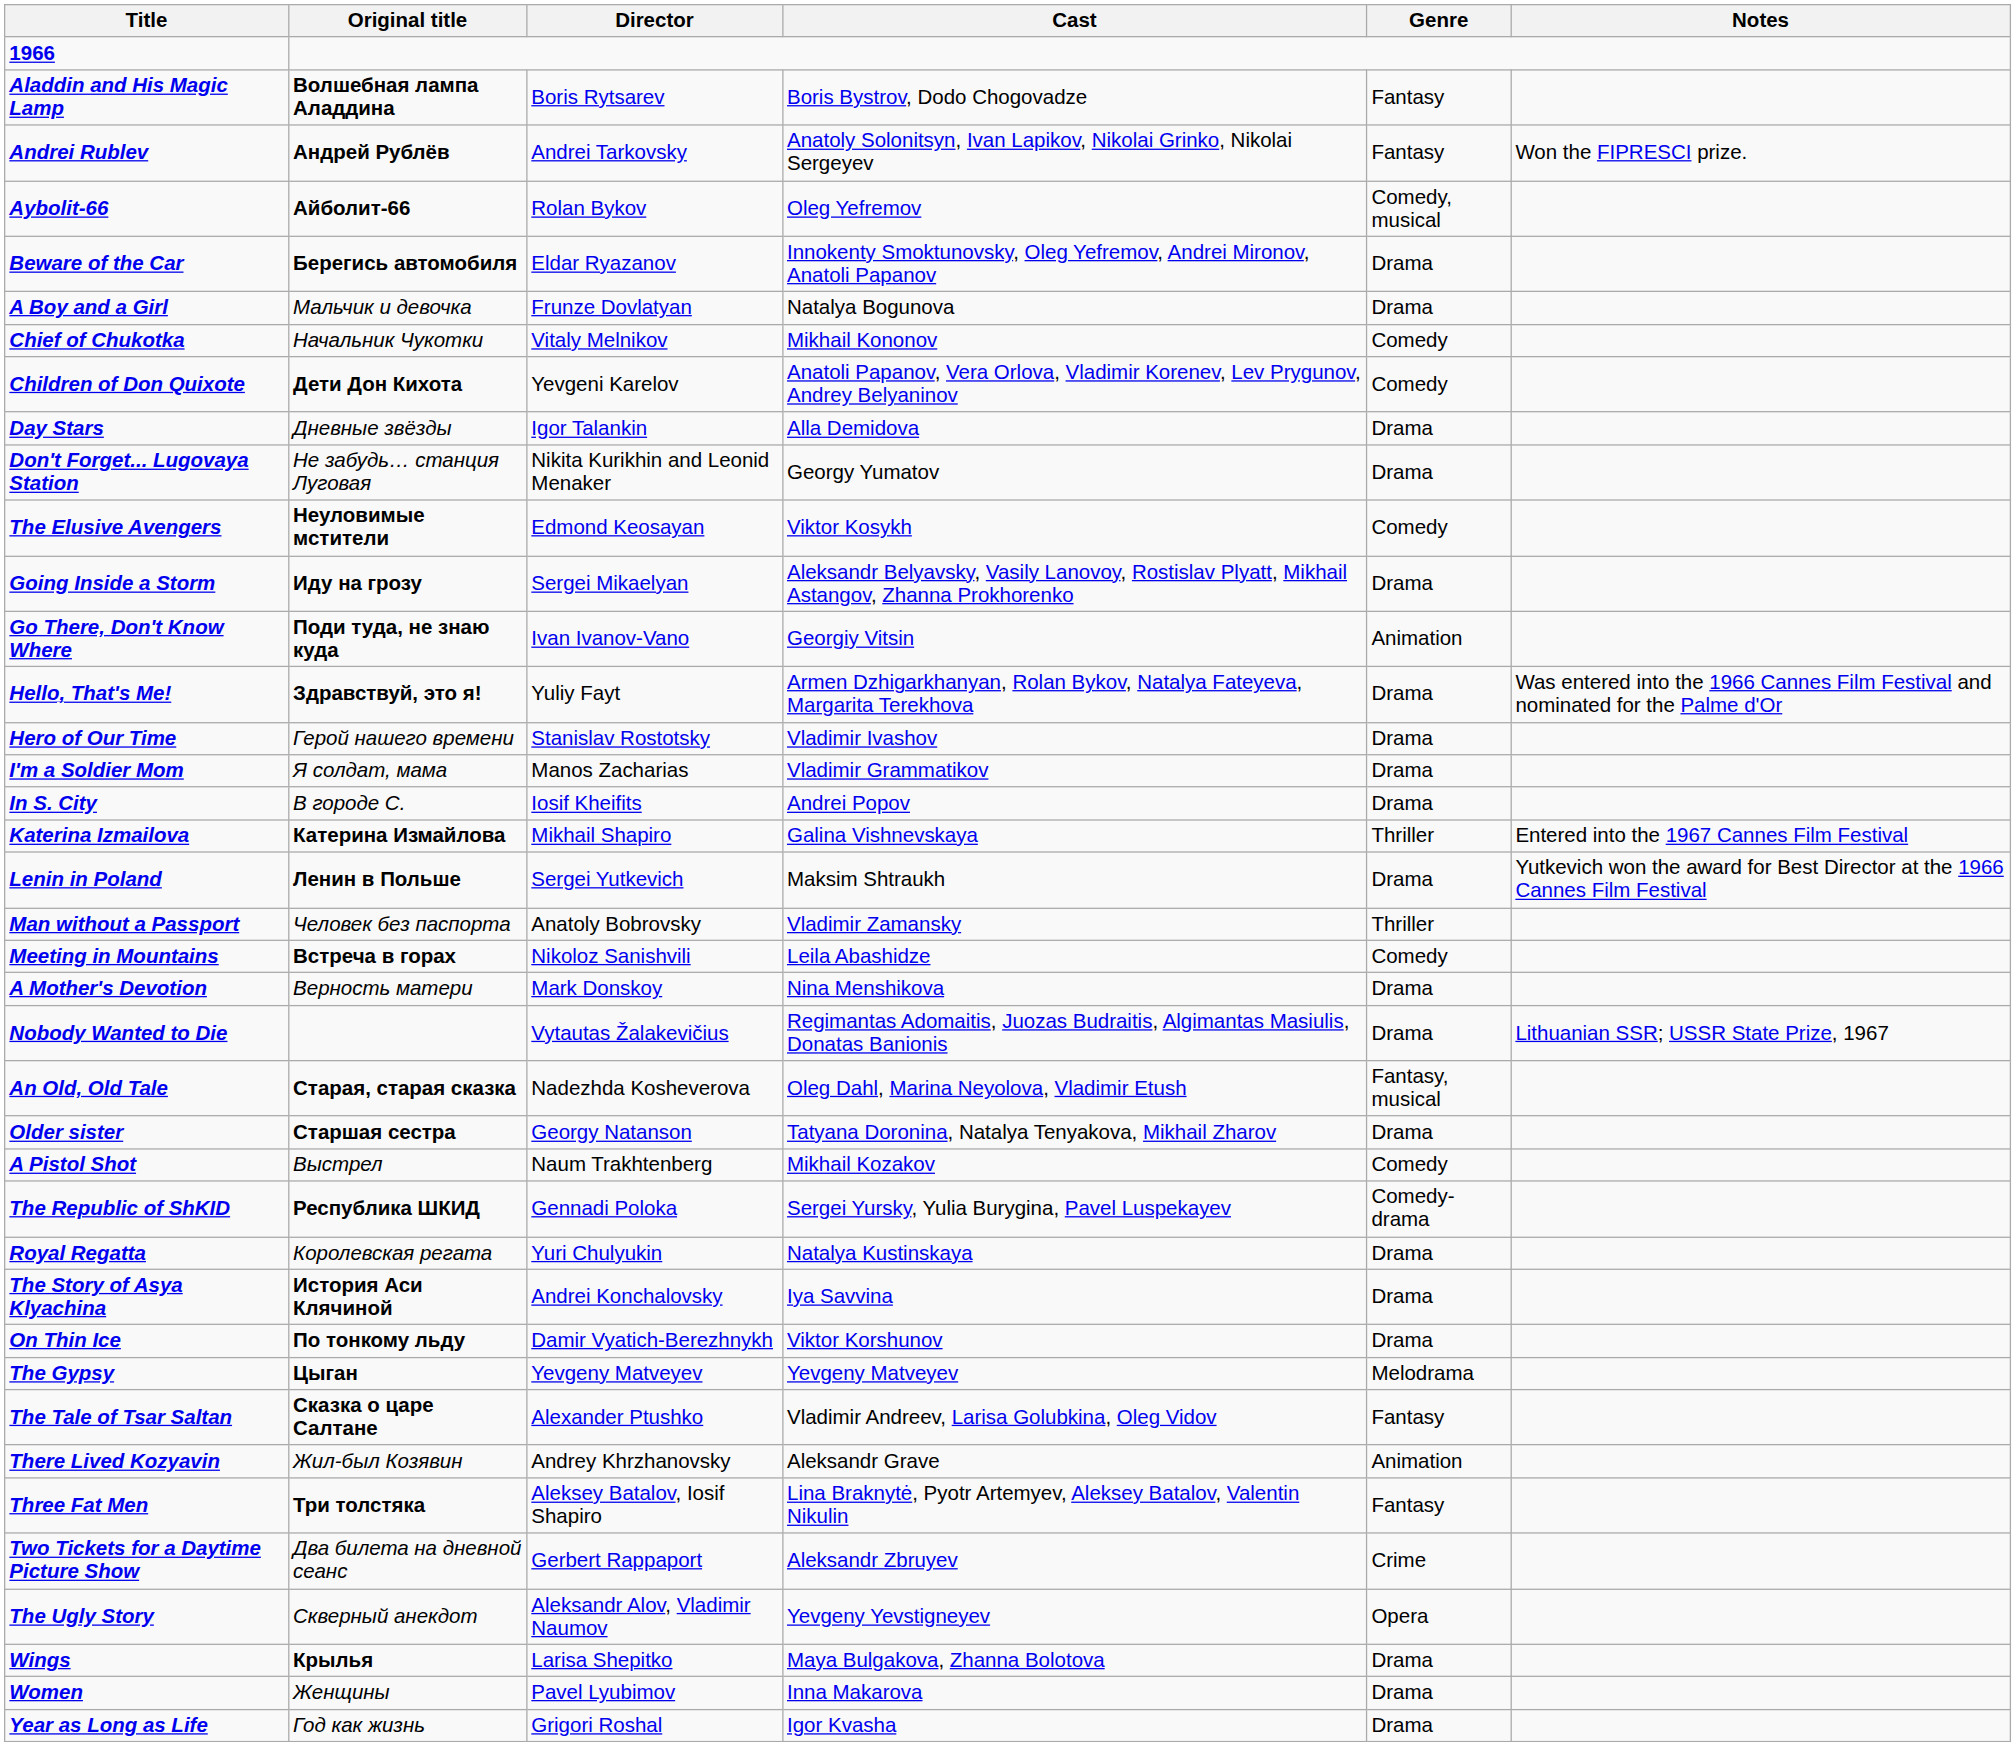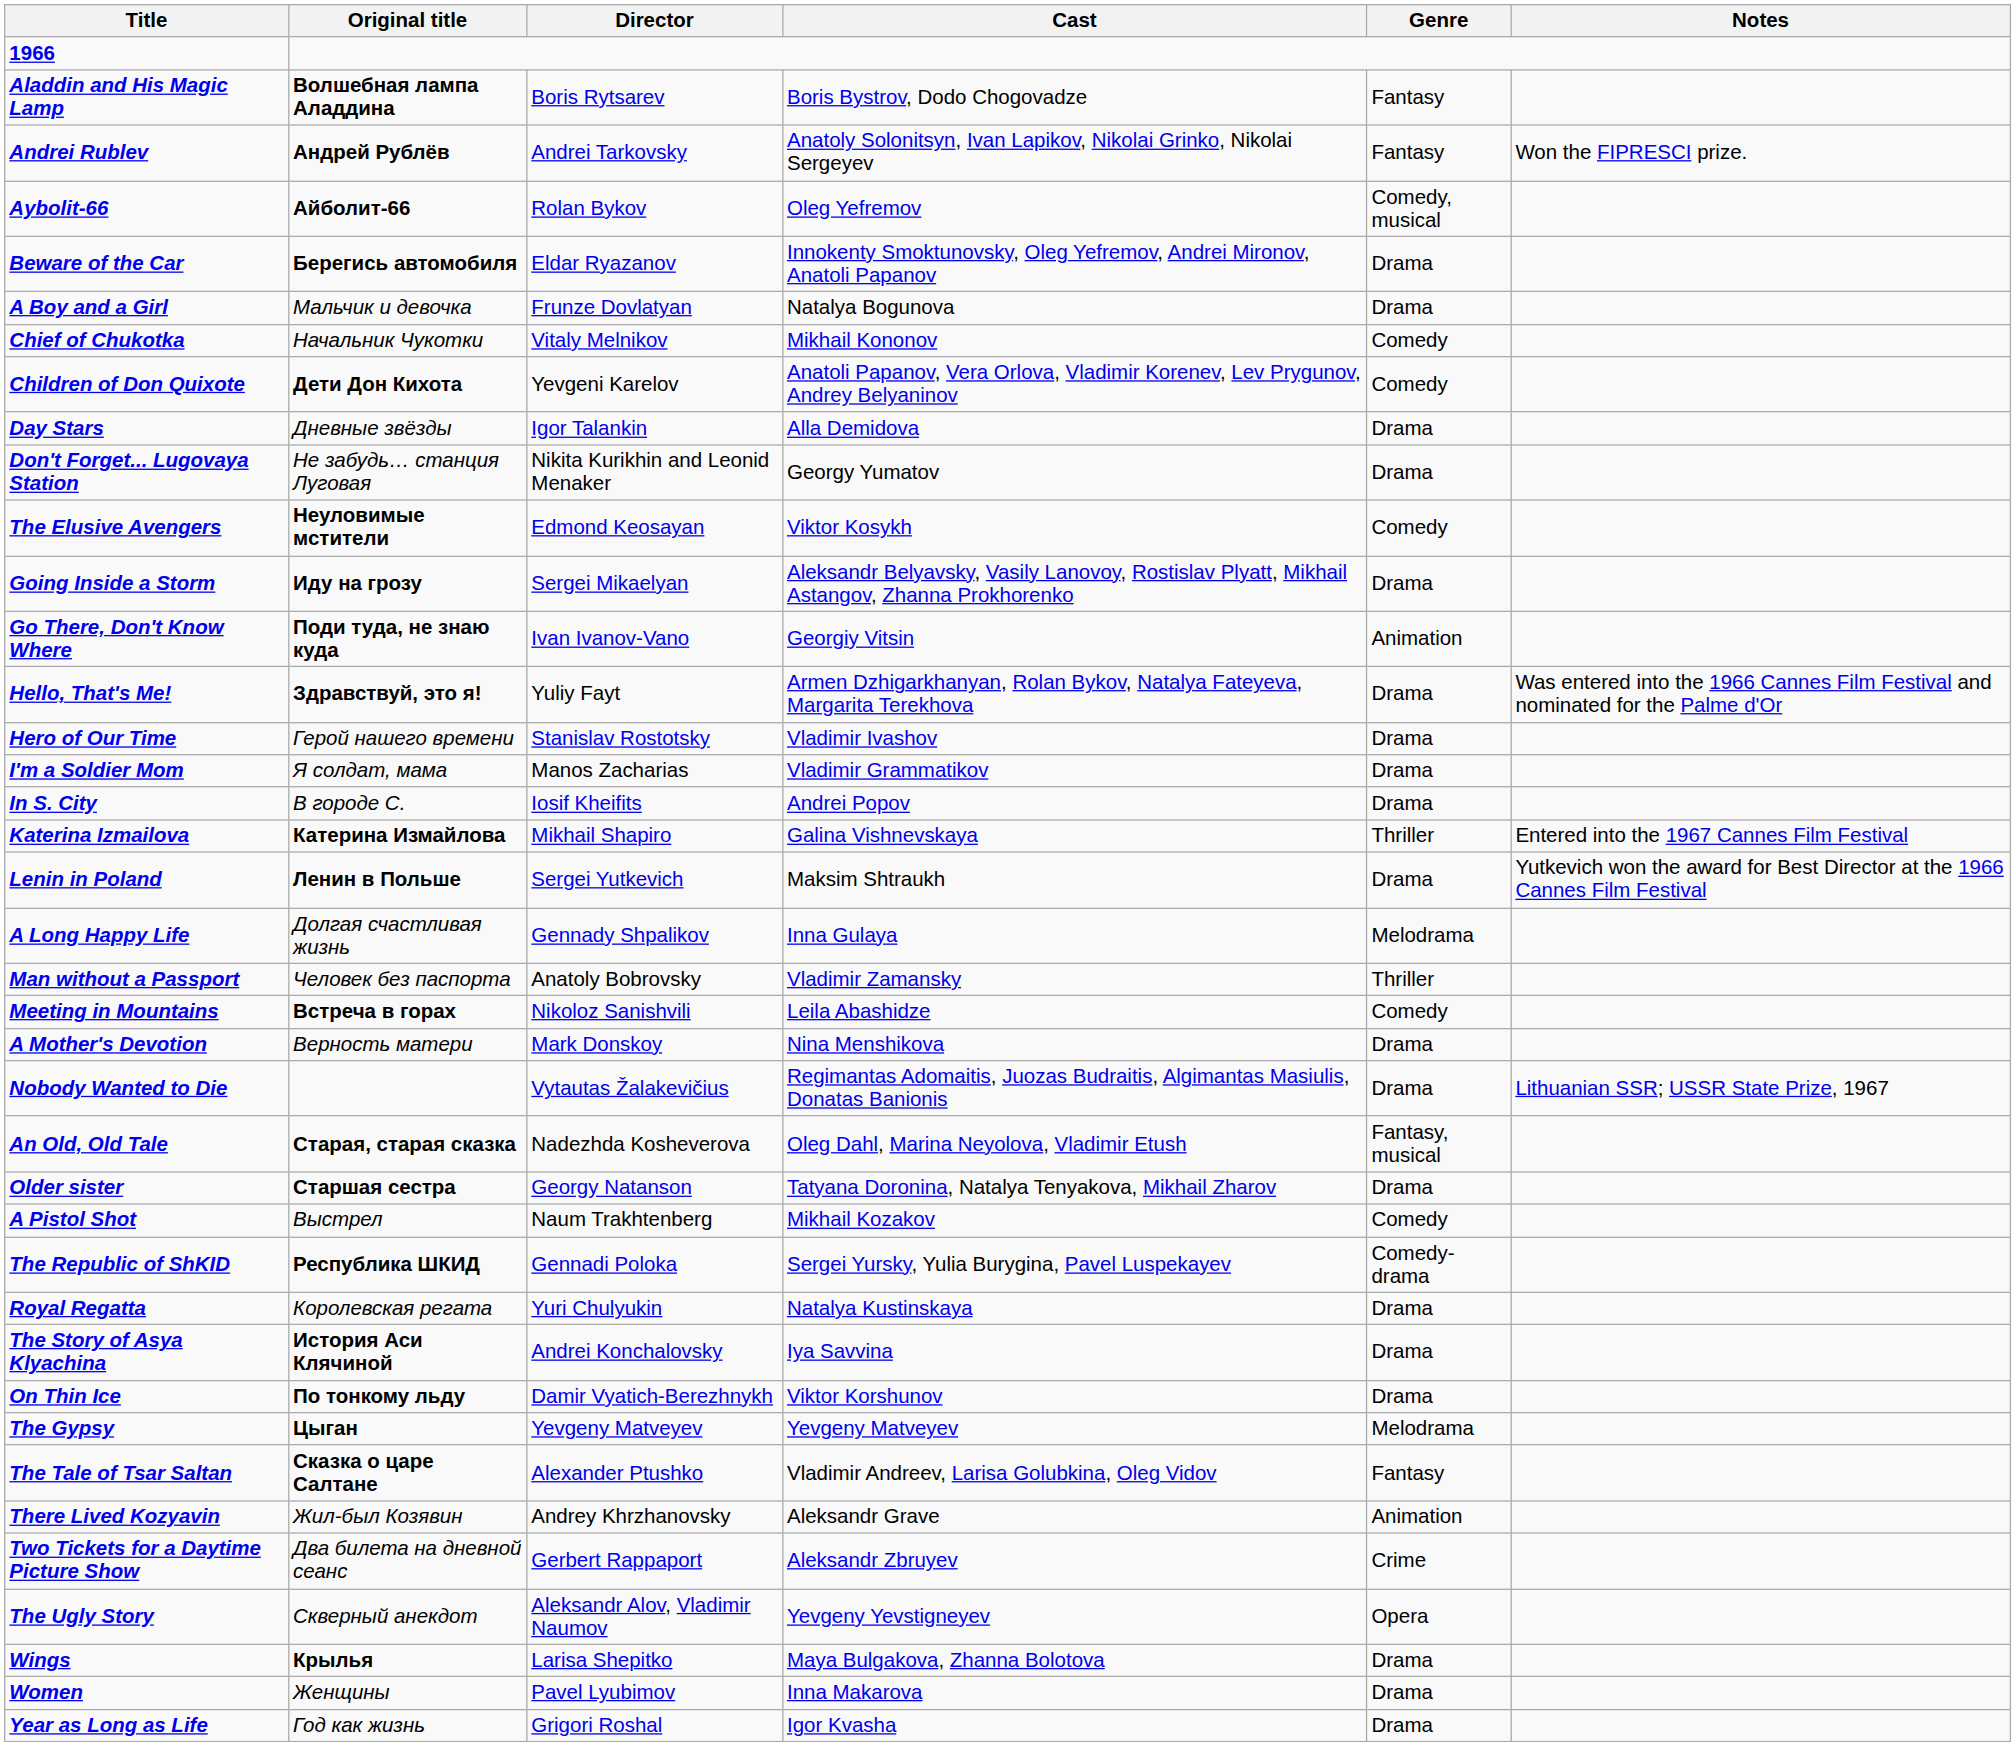+ row: (99, 935)
- row: (79, 1505)
